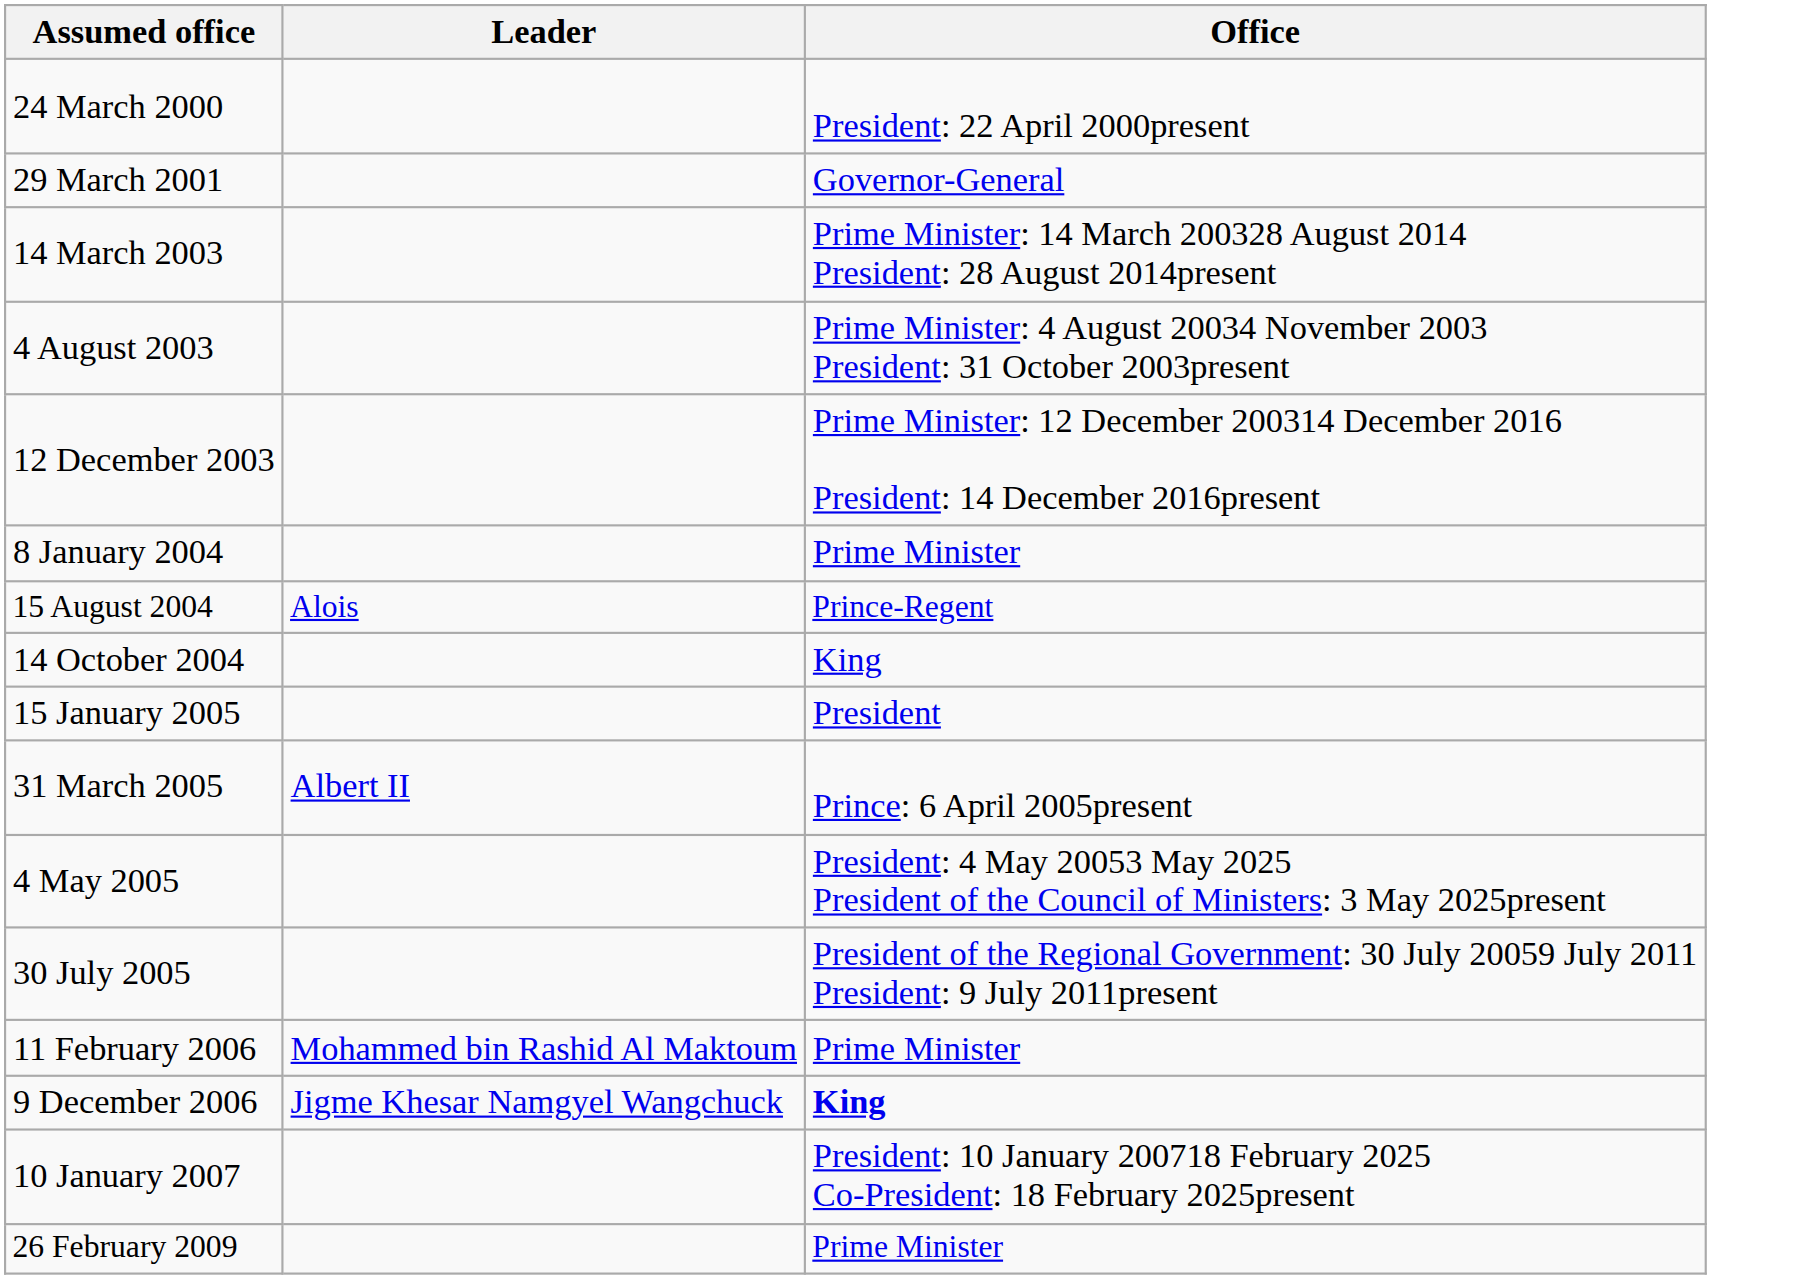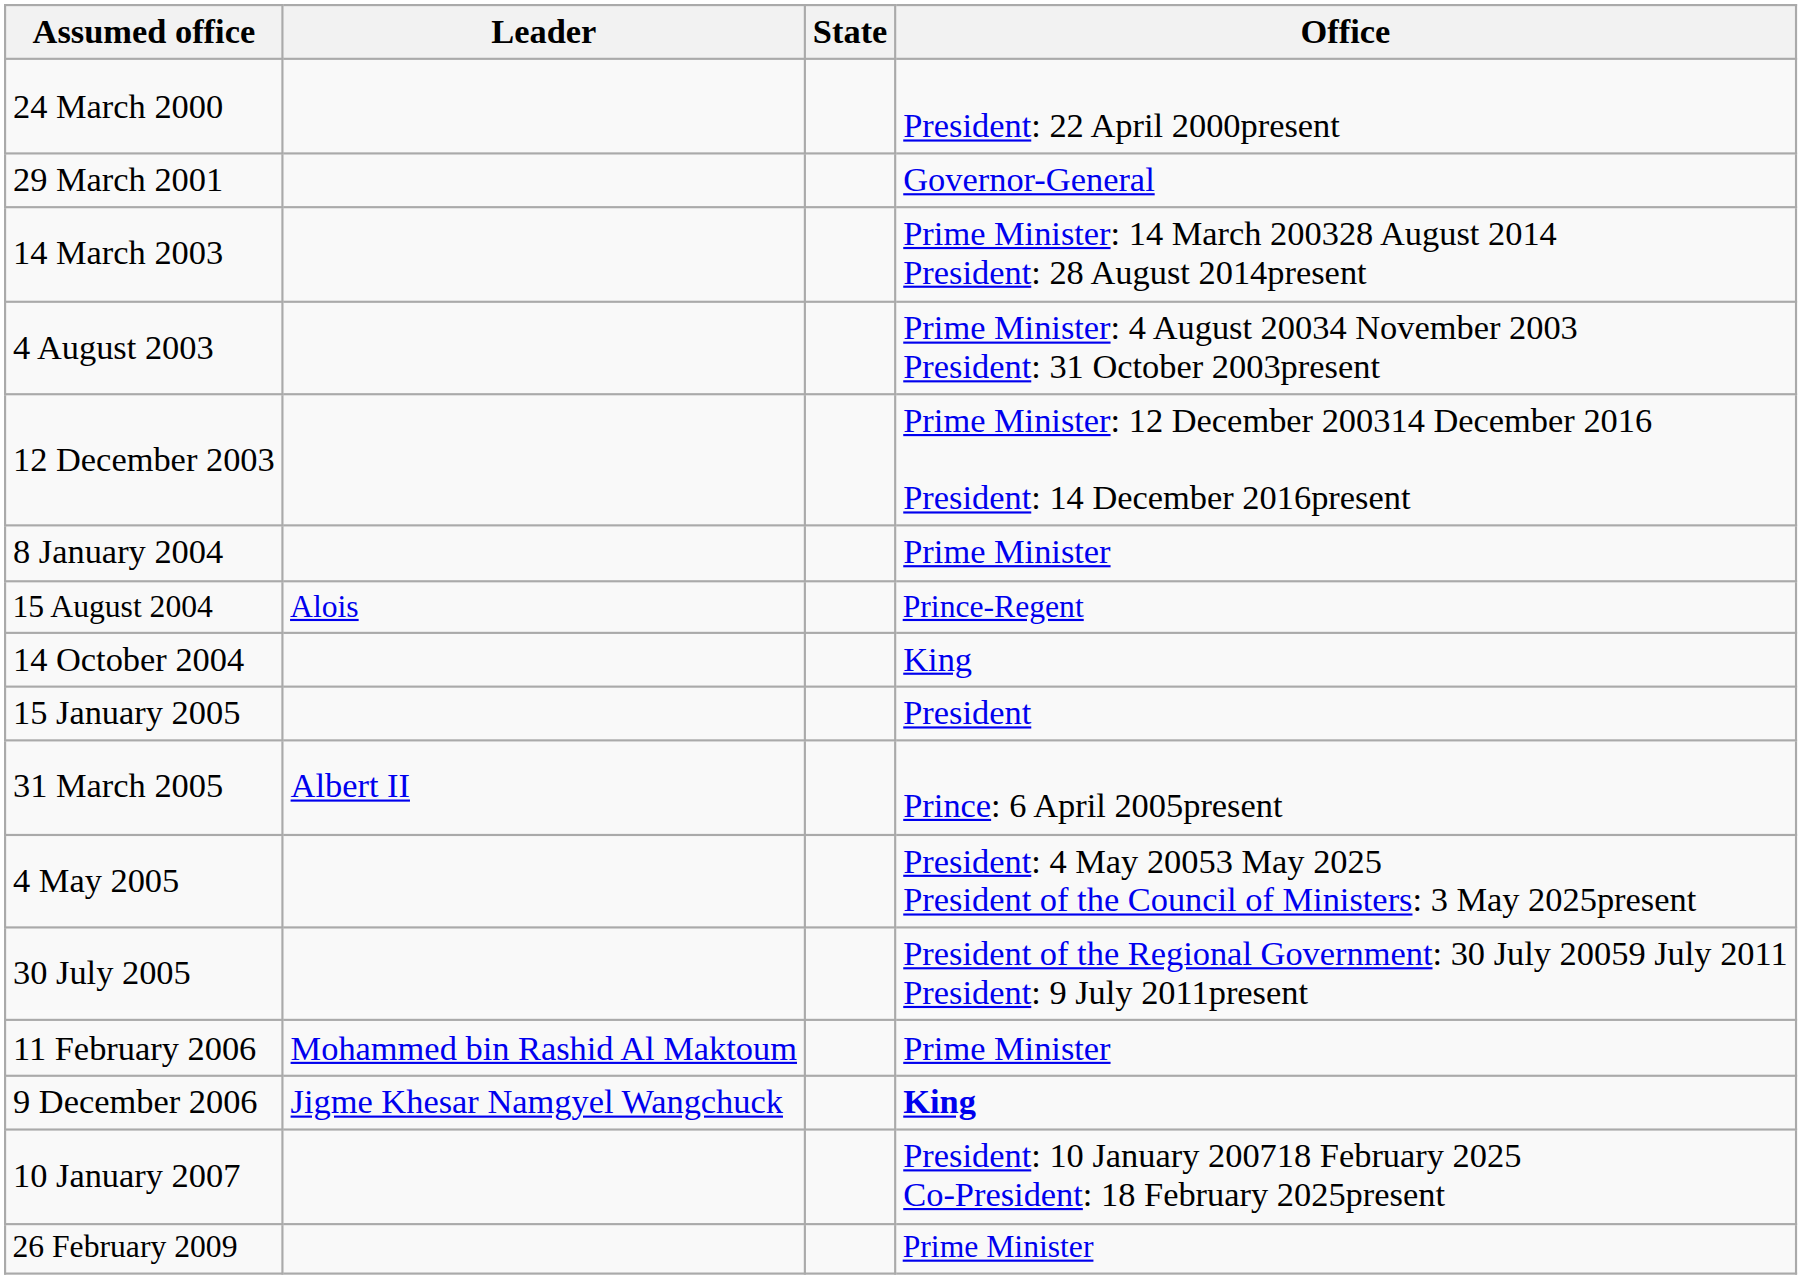+ column: (850, 31)
